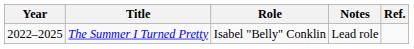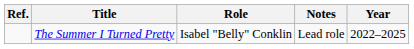columns swapped: (35, 14) <-> (395, 14)
